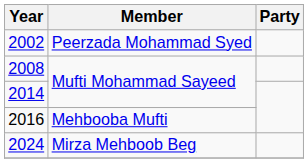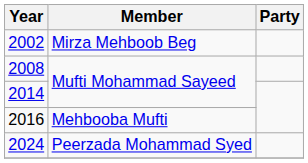(152, 42) Peerzada Mohammad Syed -> (124, 42) Mirza Mehboob Beg
(124, 145) Mirza Mehboob Beg -> (152, 145) Peerzada Mohammad Syed
